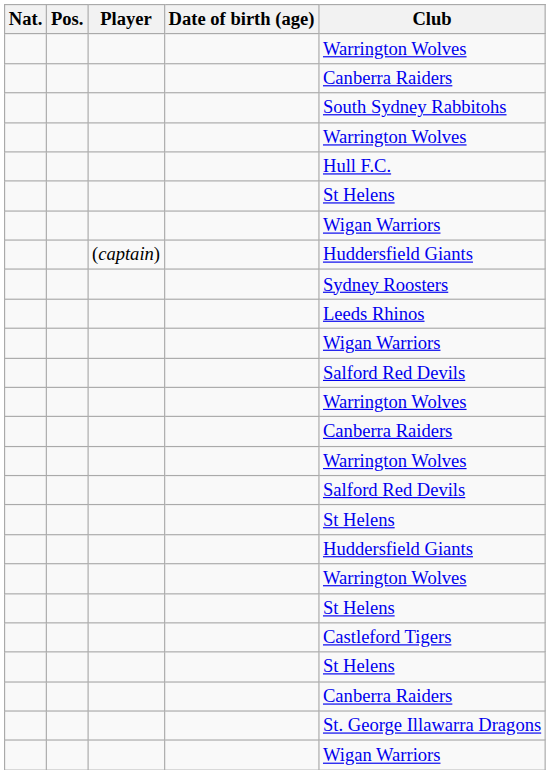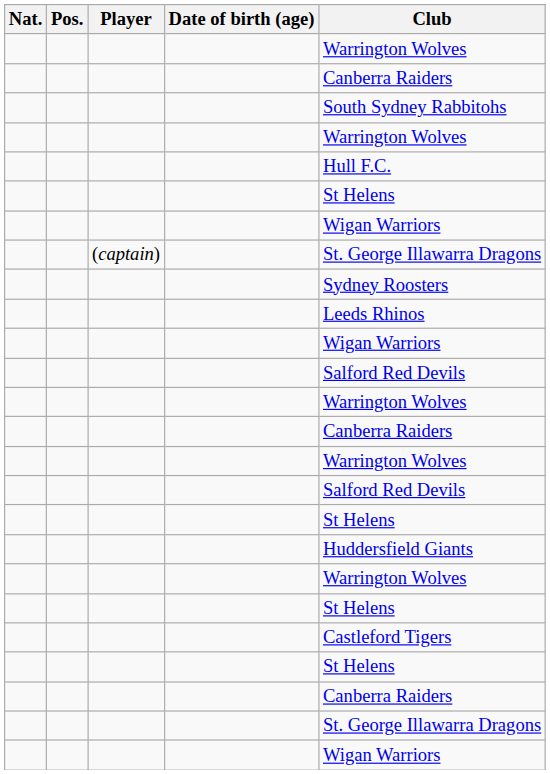(398, 254) Huddersfield Giants -> (432, 254) St. George Illawarra Dragons
